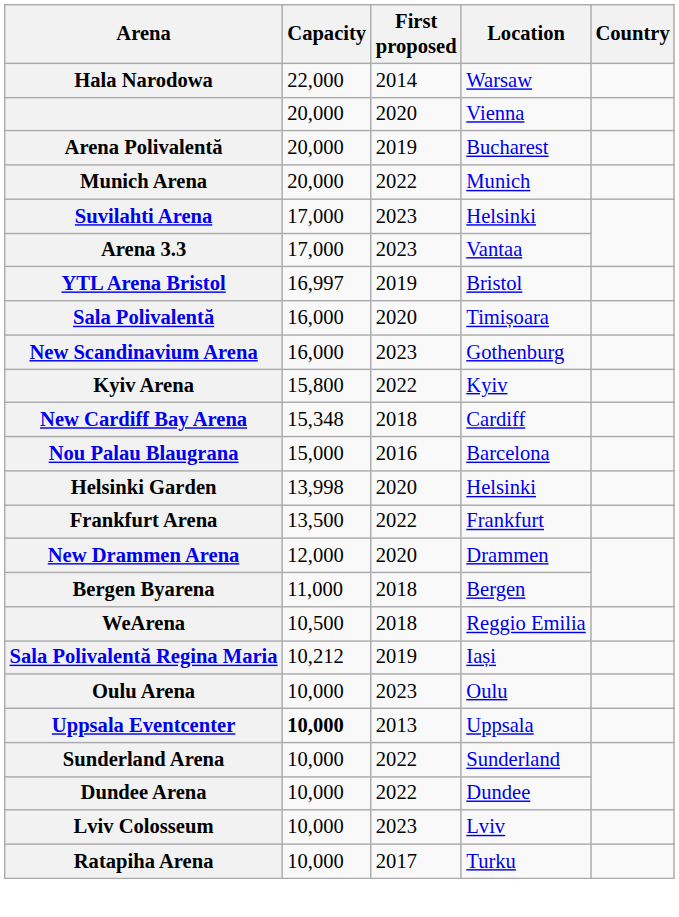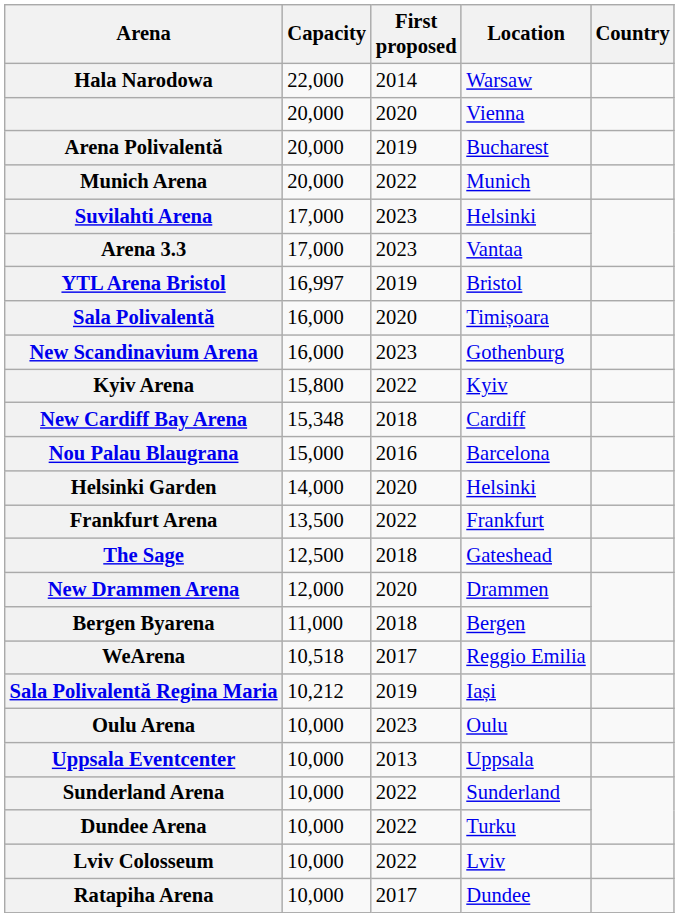(316, 487) 13,998 -> (316, 487) 14,000
+ row: (144, 555)
(316, 623) 10,500 -> (316, 657) 10,518
(396, 623) 2018 -> (396, 657) 2017
(316, 725) bold -> (316, 759) normal
(498, 793) Dundee -> (491, 827) Turku
(396, 827) 2023 -> (396, 861) 2022
(491, 861) Turku -> (498, 895) Dundee
